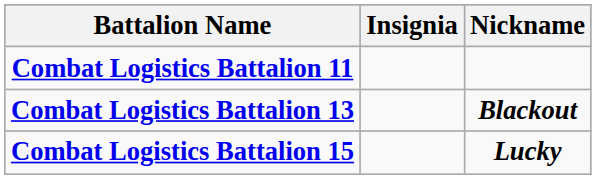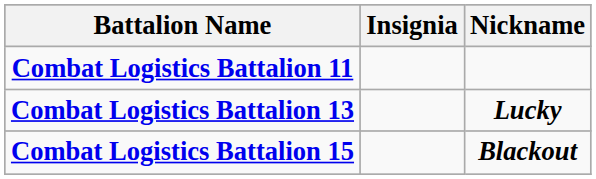(528, 109) Blackout -> (528, 109) Lucky
(528, 151) Lucky -> (528, 151) Blackout
